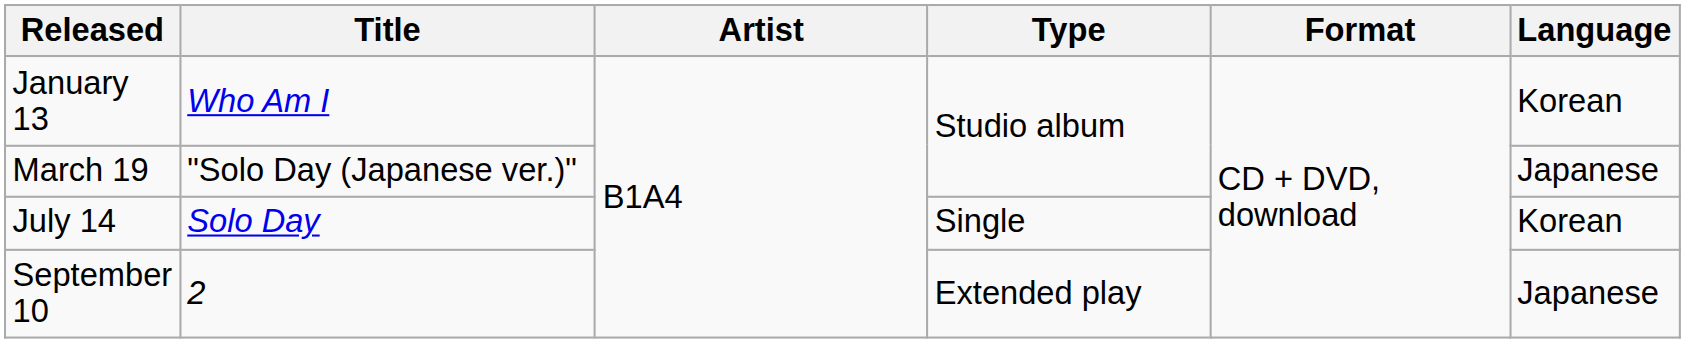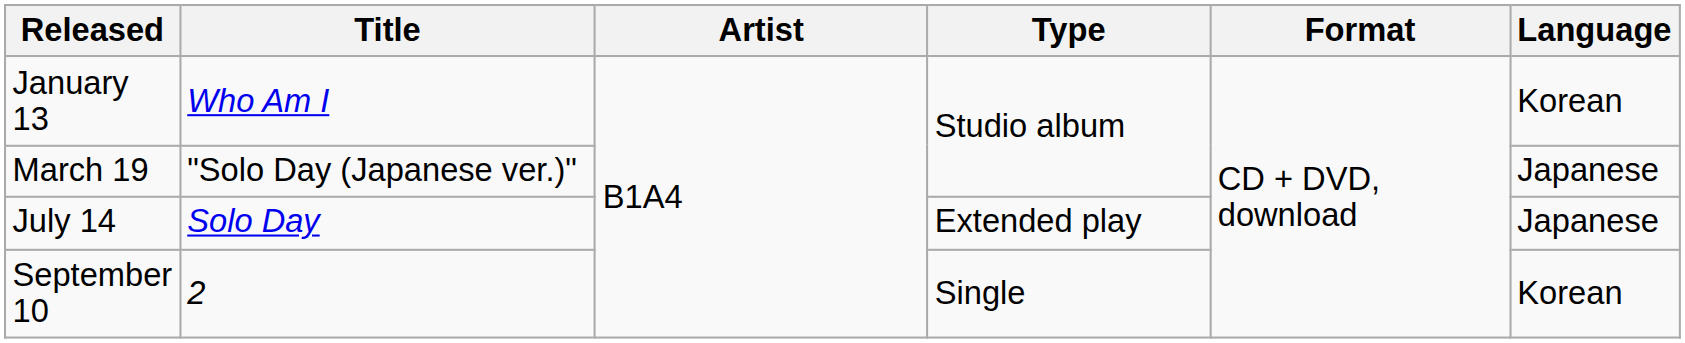(980, 222) Single -> (1038, 222) Extended play
(1570, 222) Korean -> (1588, 222) Japanese
(1038, 292) Extended play -> (980, 292) Single
(1588, 292) Japanese -> (1570, 292) Korean
